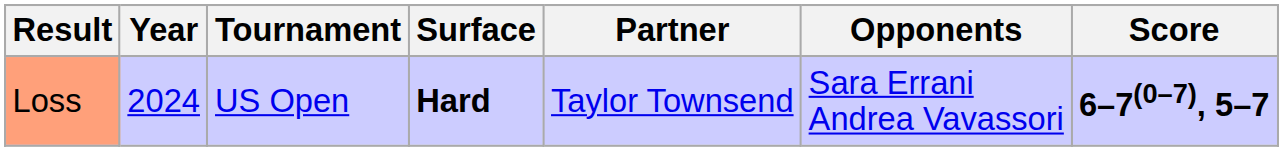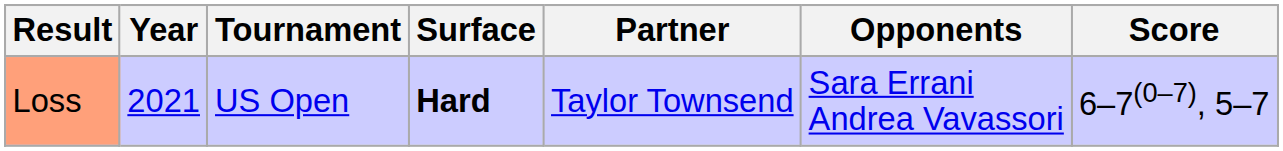(164, 100) 2024 -> (164, 100) 2021
(1174, 100) bold -> (1174, 100) normal
